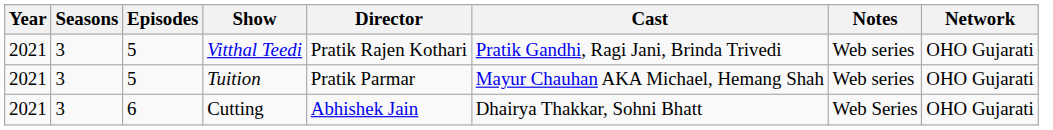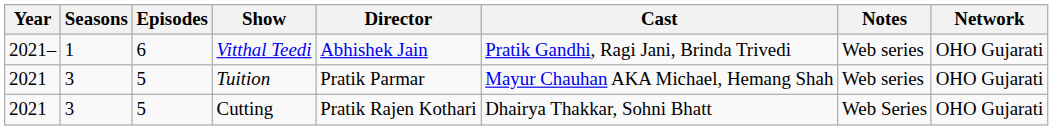(28, 49) 2021 -> (33, 49) 2021–
(60, 49) 3 -> (70, 49) 1
(132, 49) 5 -> (141, 49) 6
(389, 49) Pratik Rajen Kothari -> (374, 49) Abhishek Jain
(132, 109) 6 -> (141, 109) 5
(365, 109) Abhishek Jain -> (398, 109) Pratik Rajen Kothari
